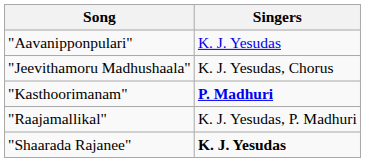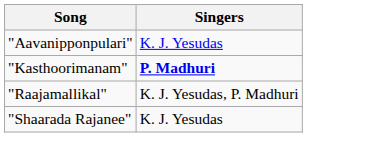- row: (99, 68)
(242, 145) bold -> (181, 119) normal
